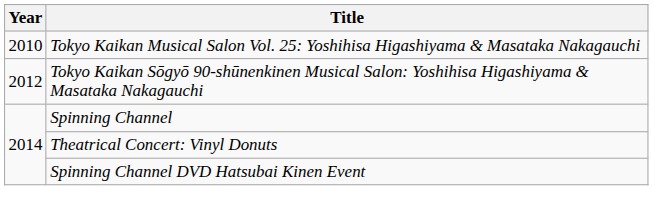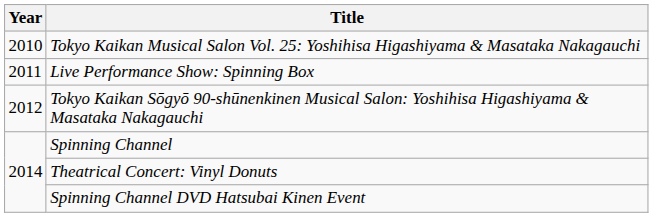+ row: (182, 71)
